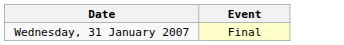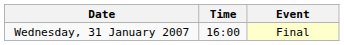+ column: (223, 14)
